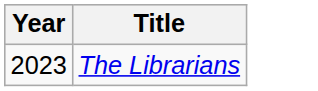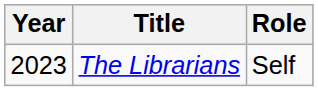+ column: (279, 24)
